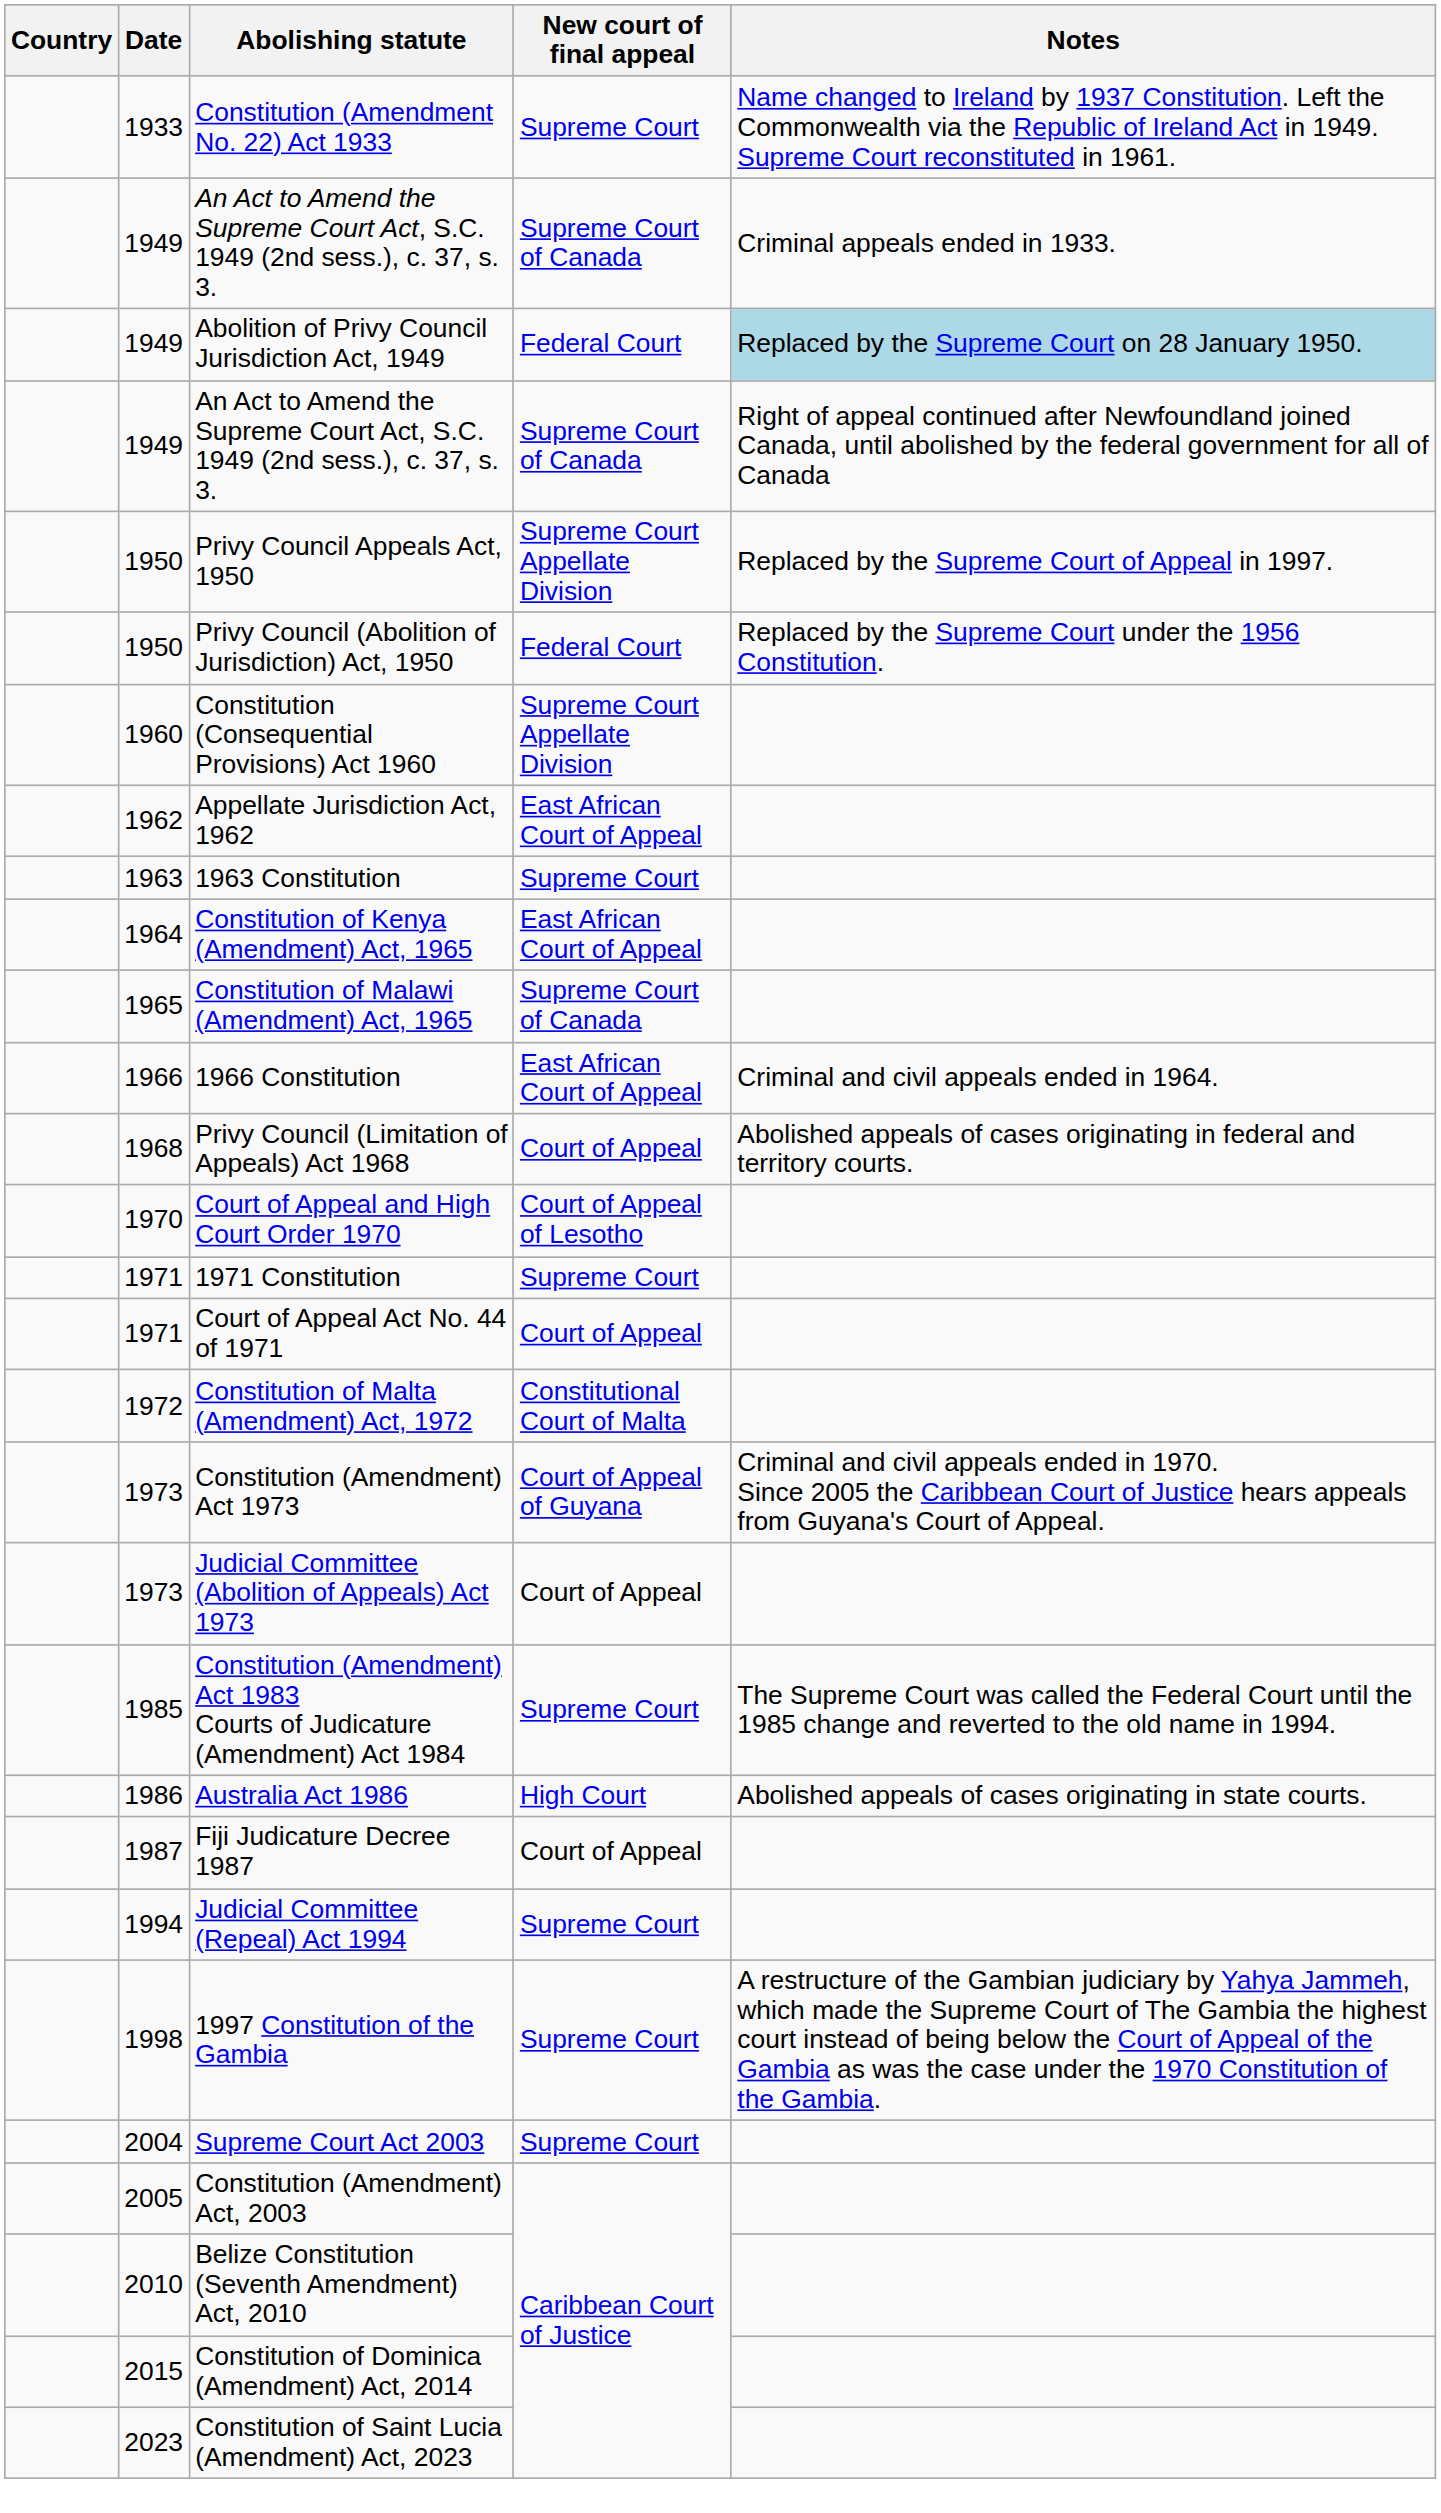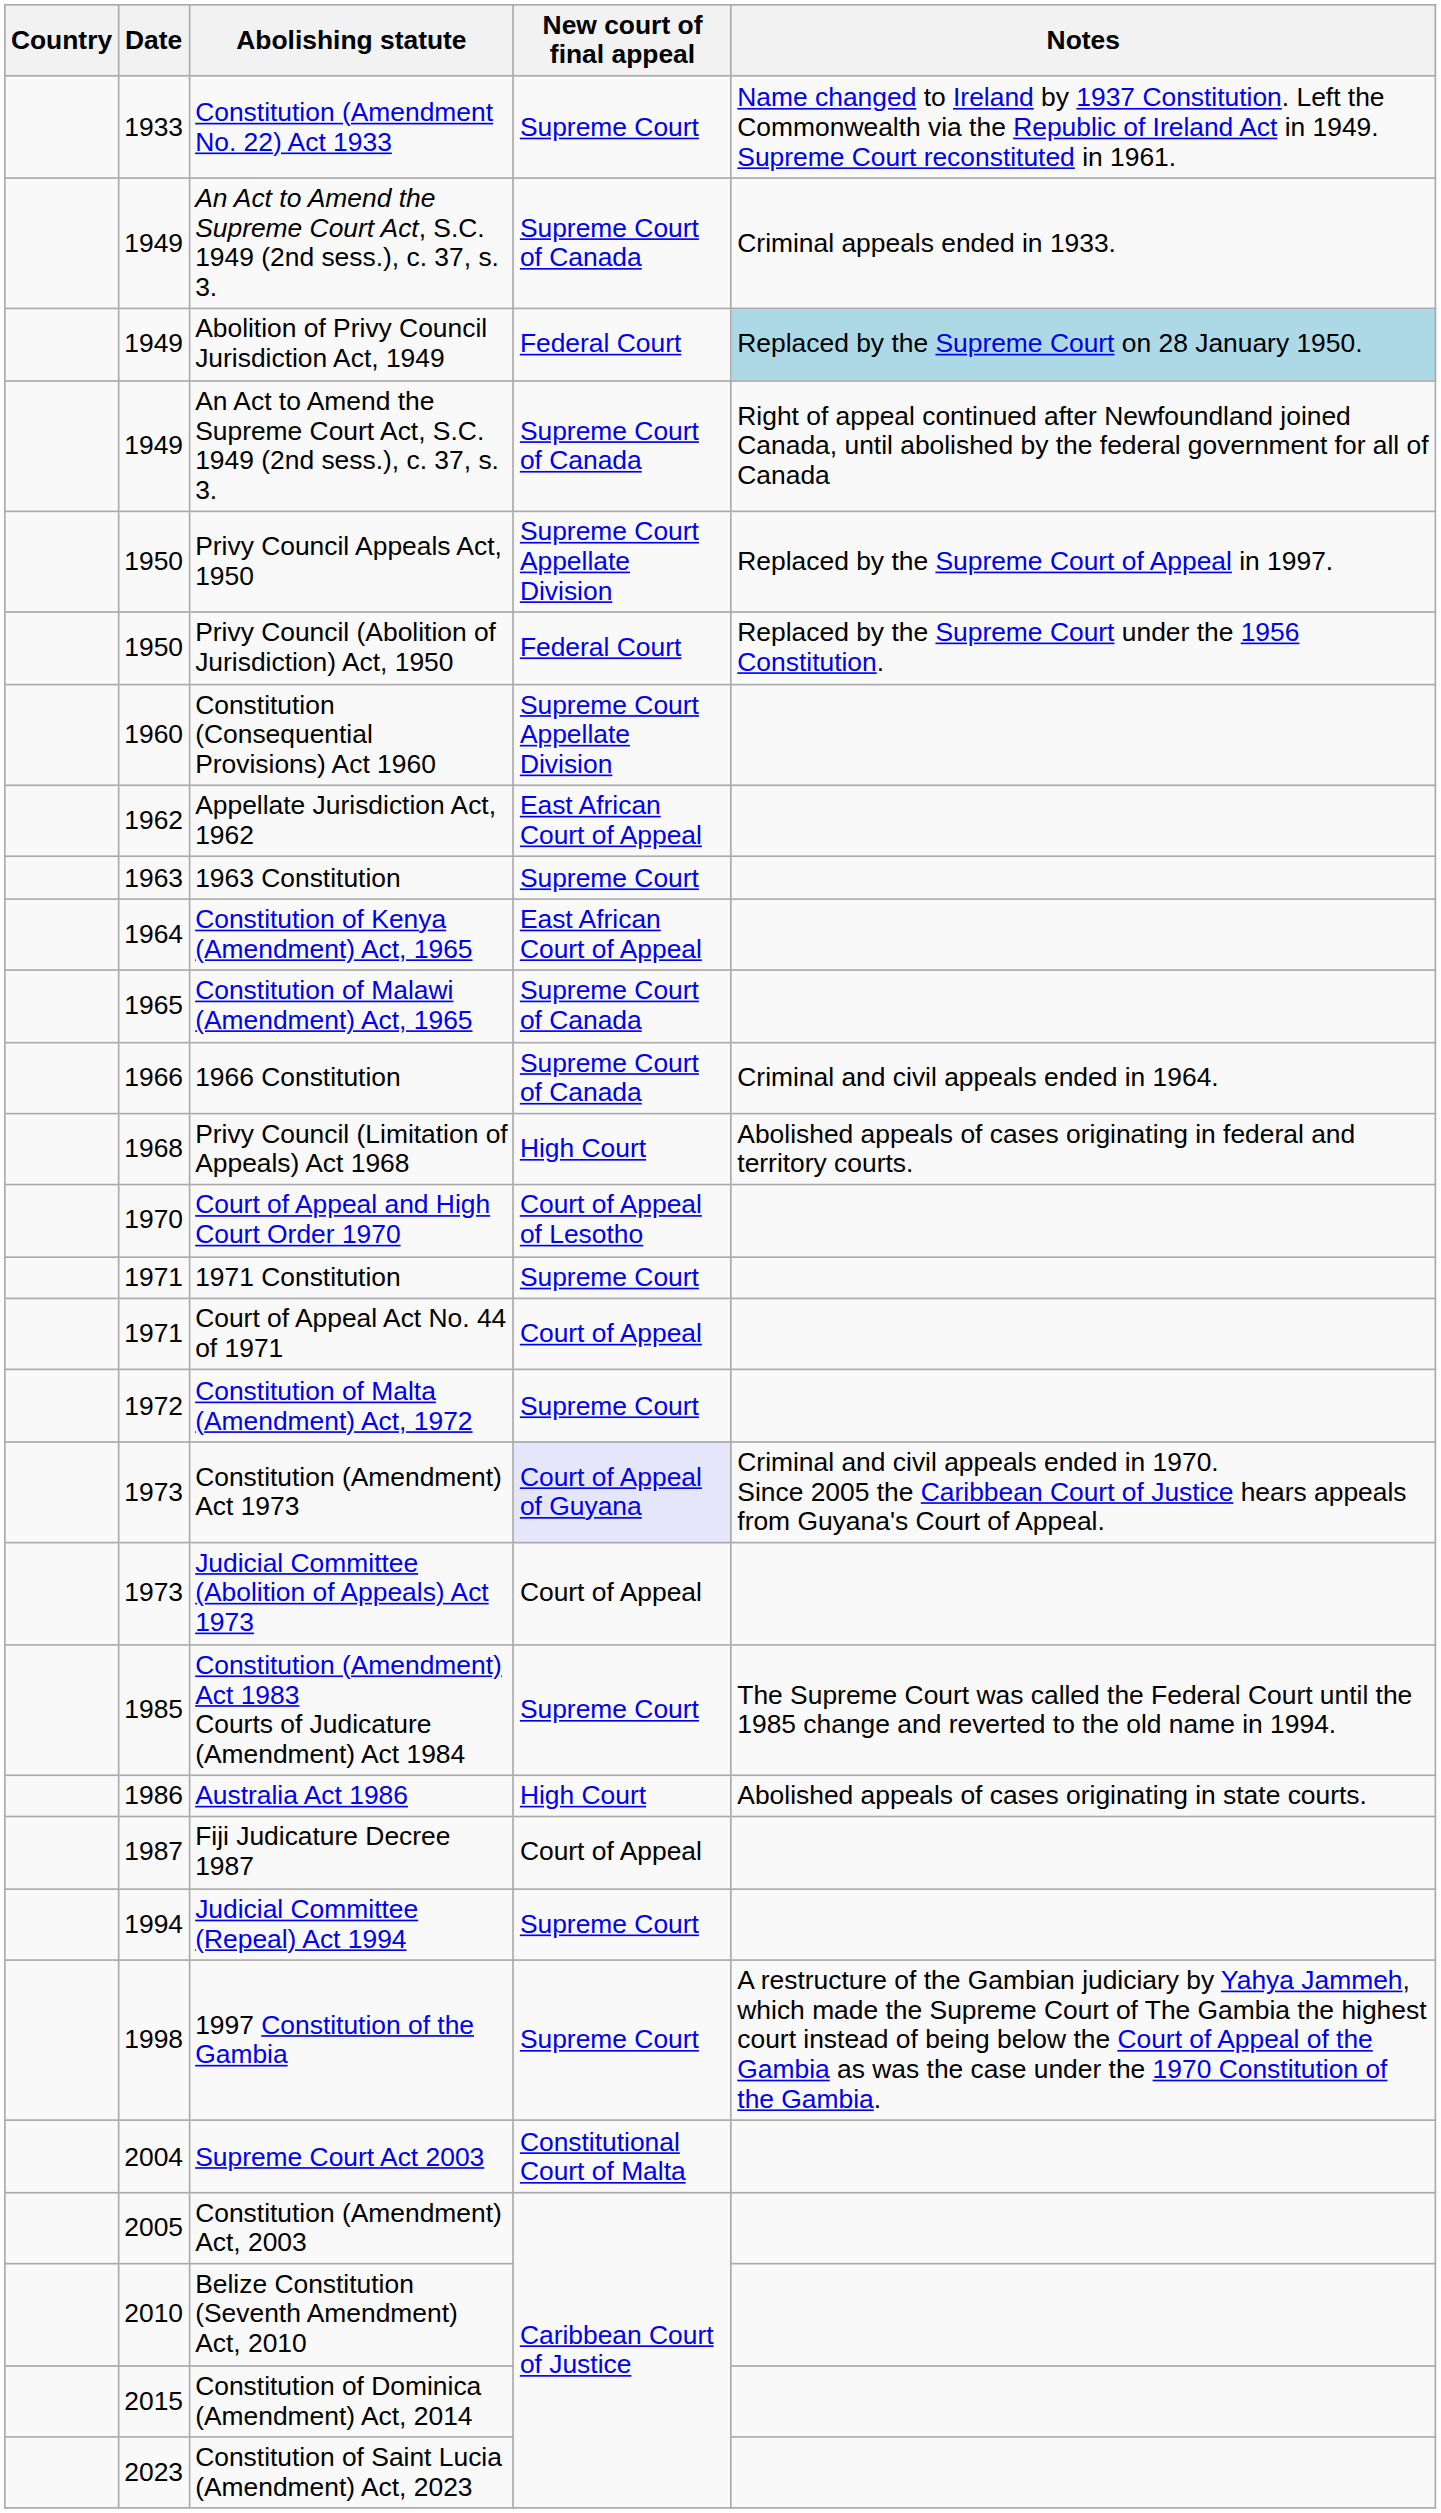(611, 1077) East African Court of Appeal -> (609, 1077) Supreme Court of Canada
(611, 1148) Court of Appeal -> (583, 1148) High Court
(603, 1405) Constitutional Court of Malta -> (609, 1405) Supreme Court
(611, 1491) no background -> (611, 1491) lavender background
(609, 2141) Supreme Court -> (603, 2156) Constitutional Court of Malta
